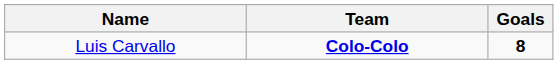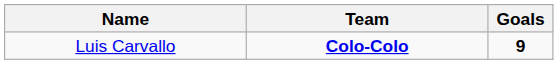(521, 46) 8 -> (521, 46) 9
